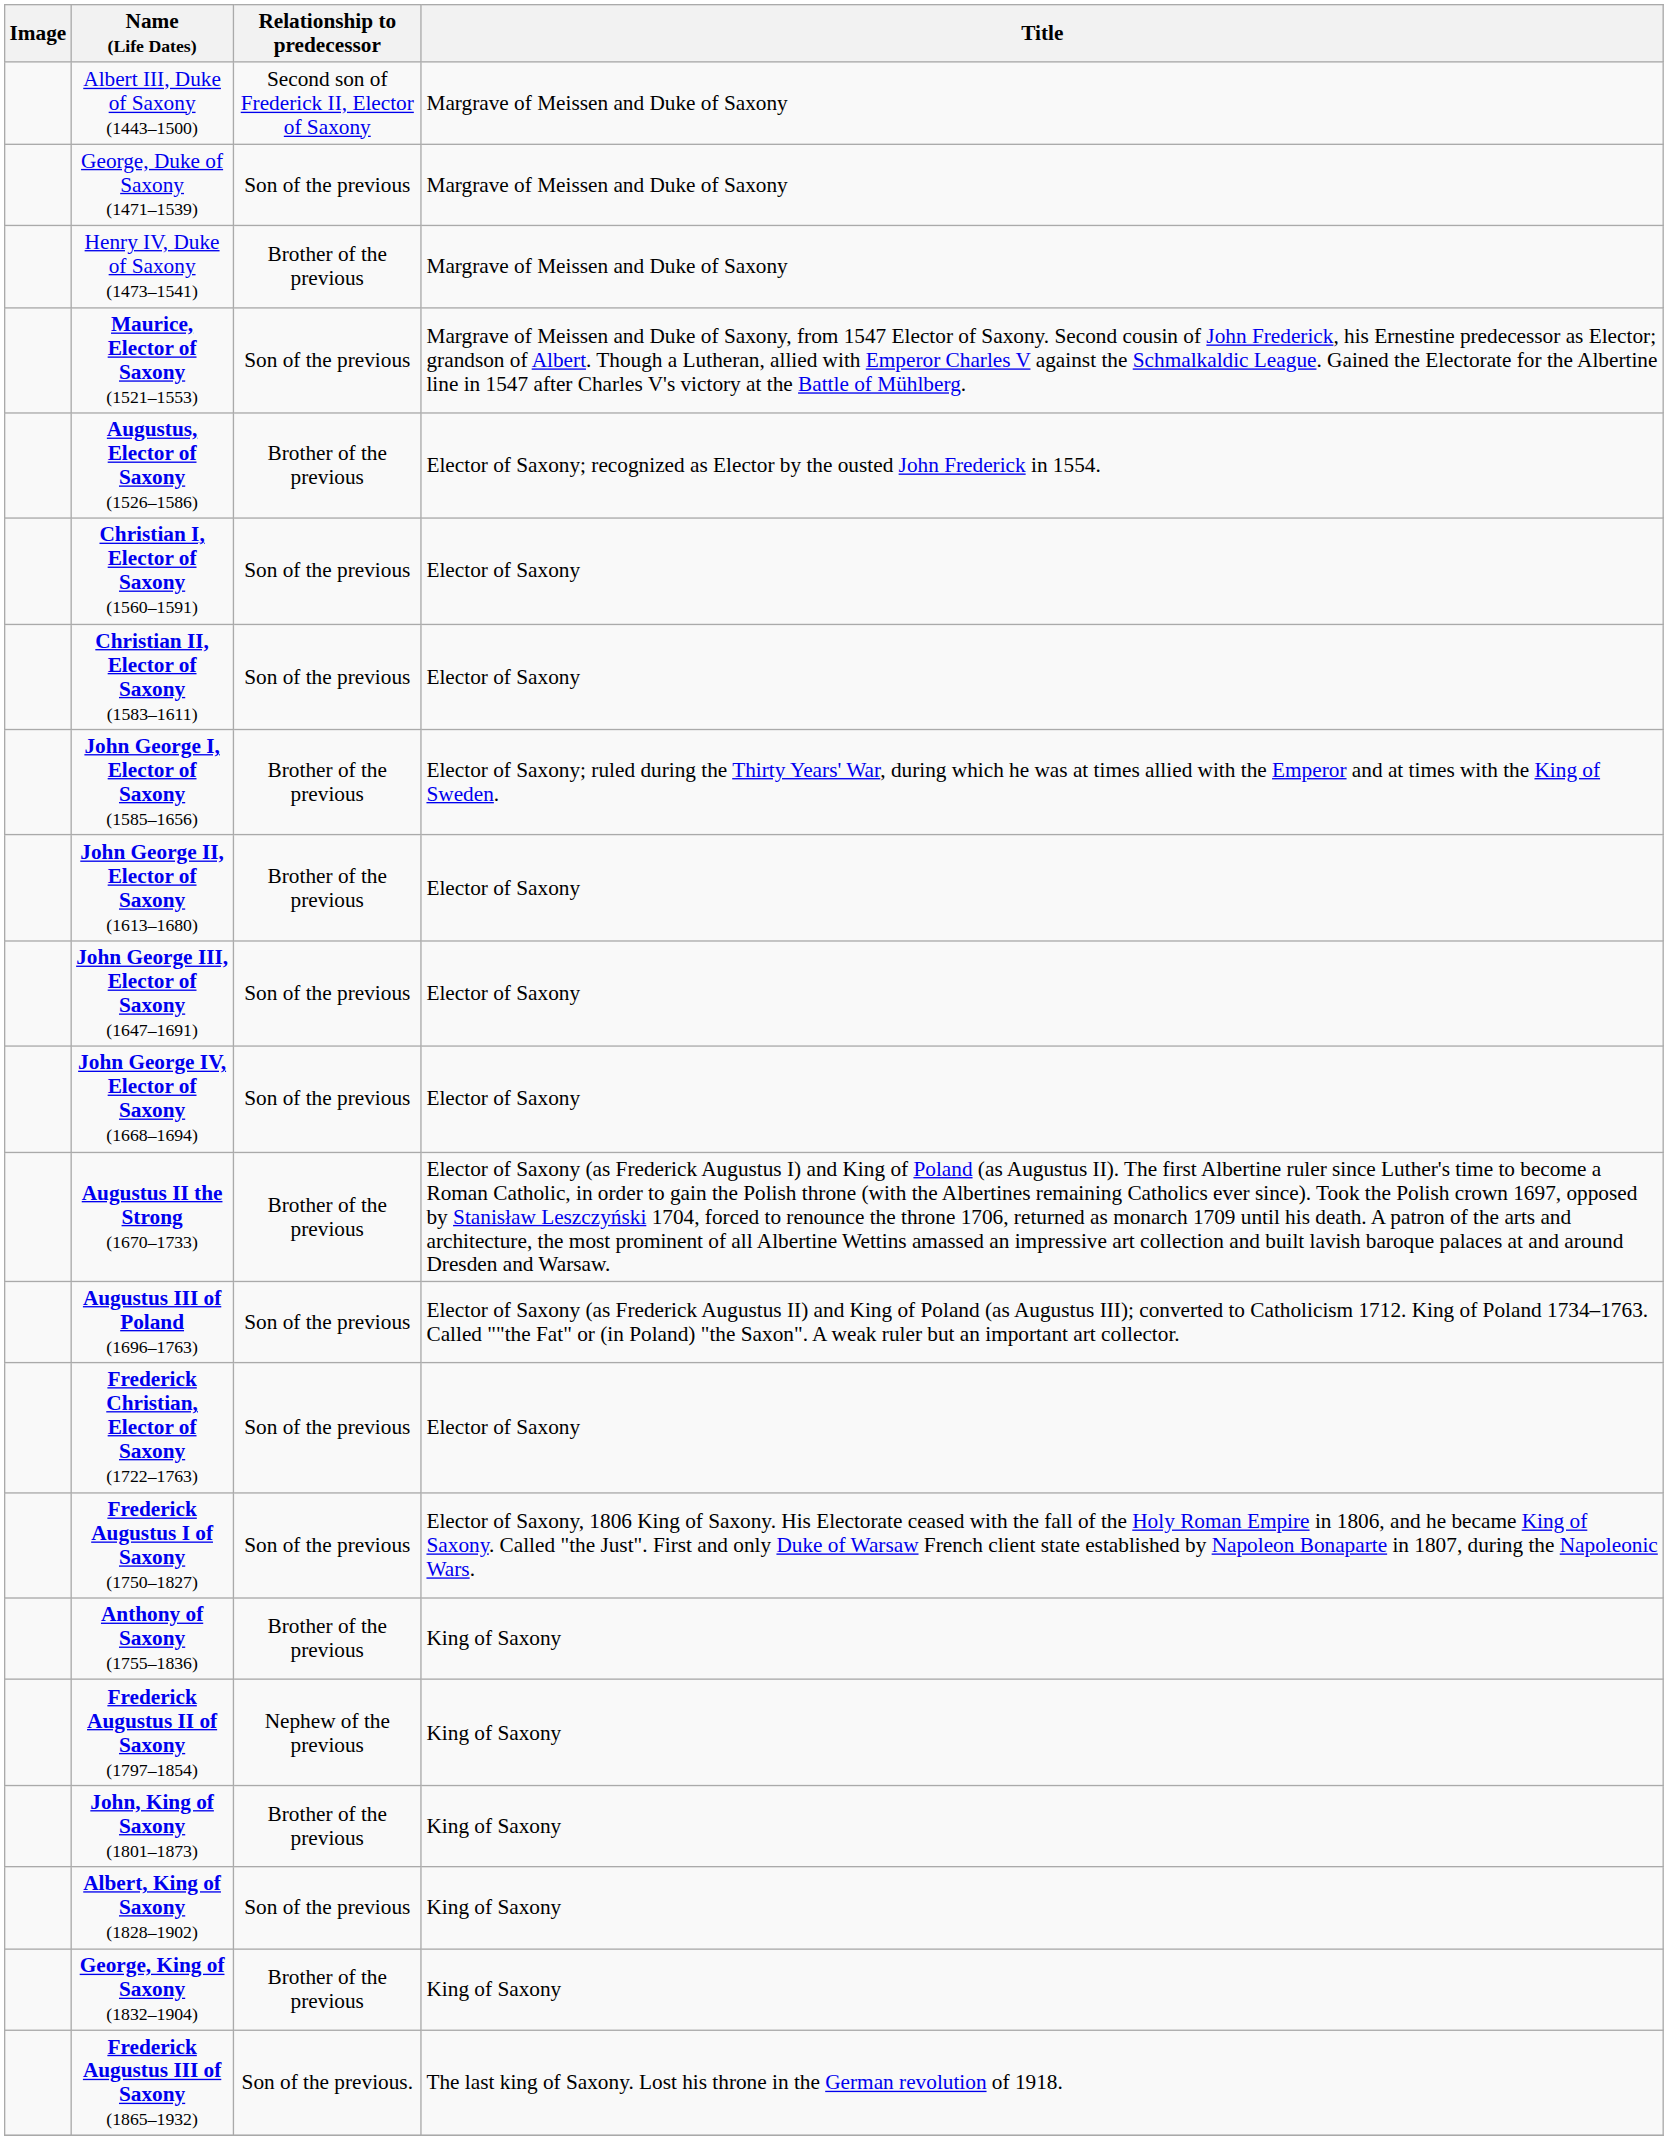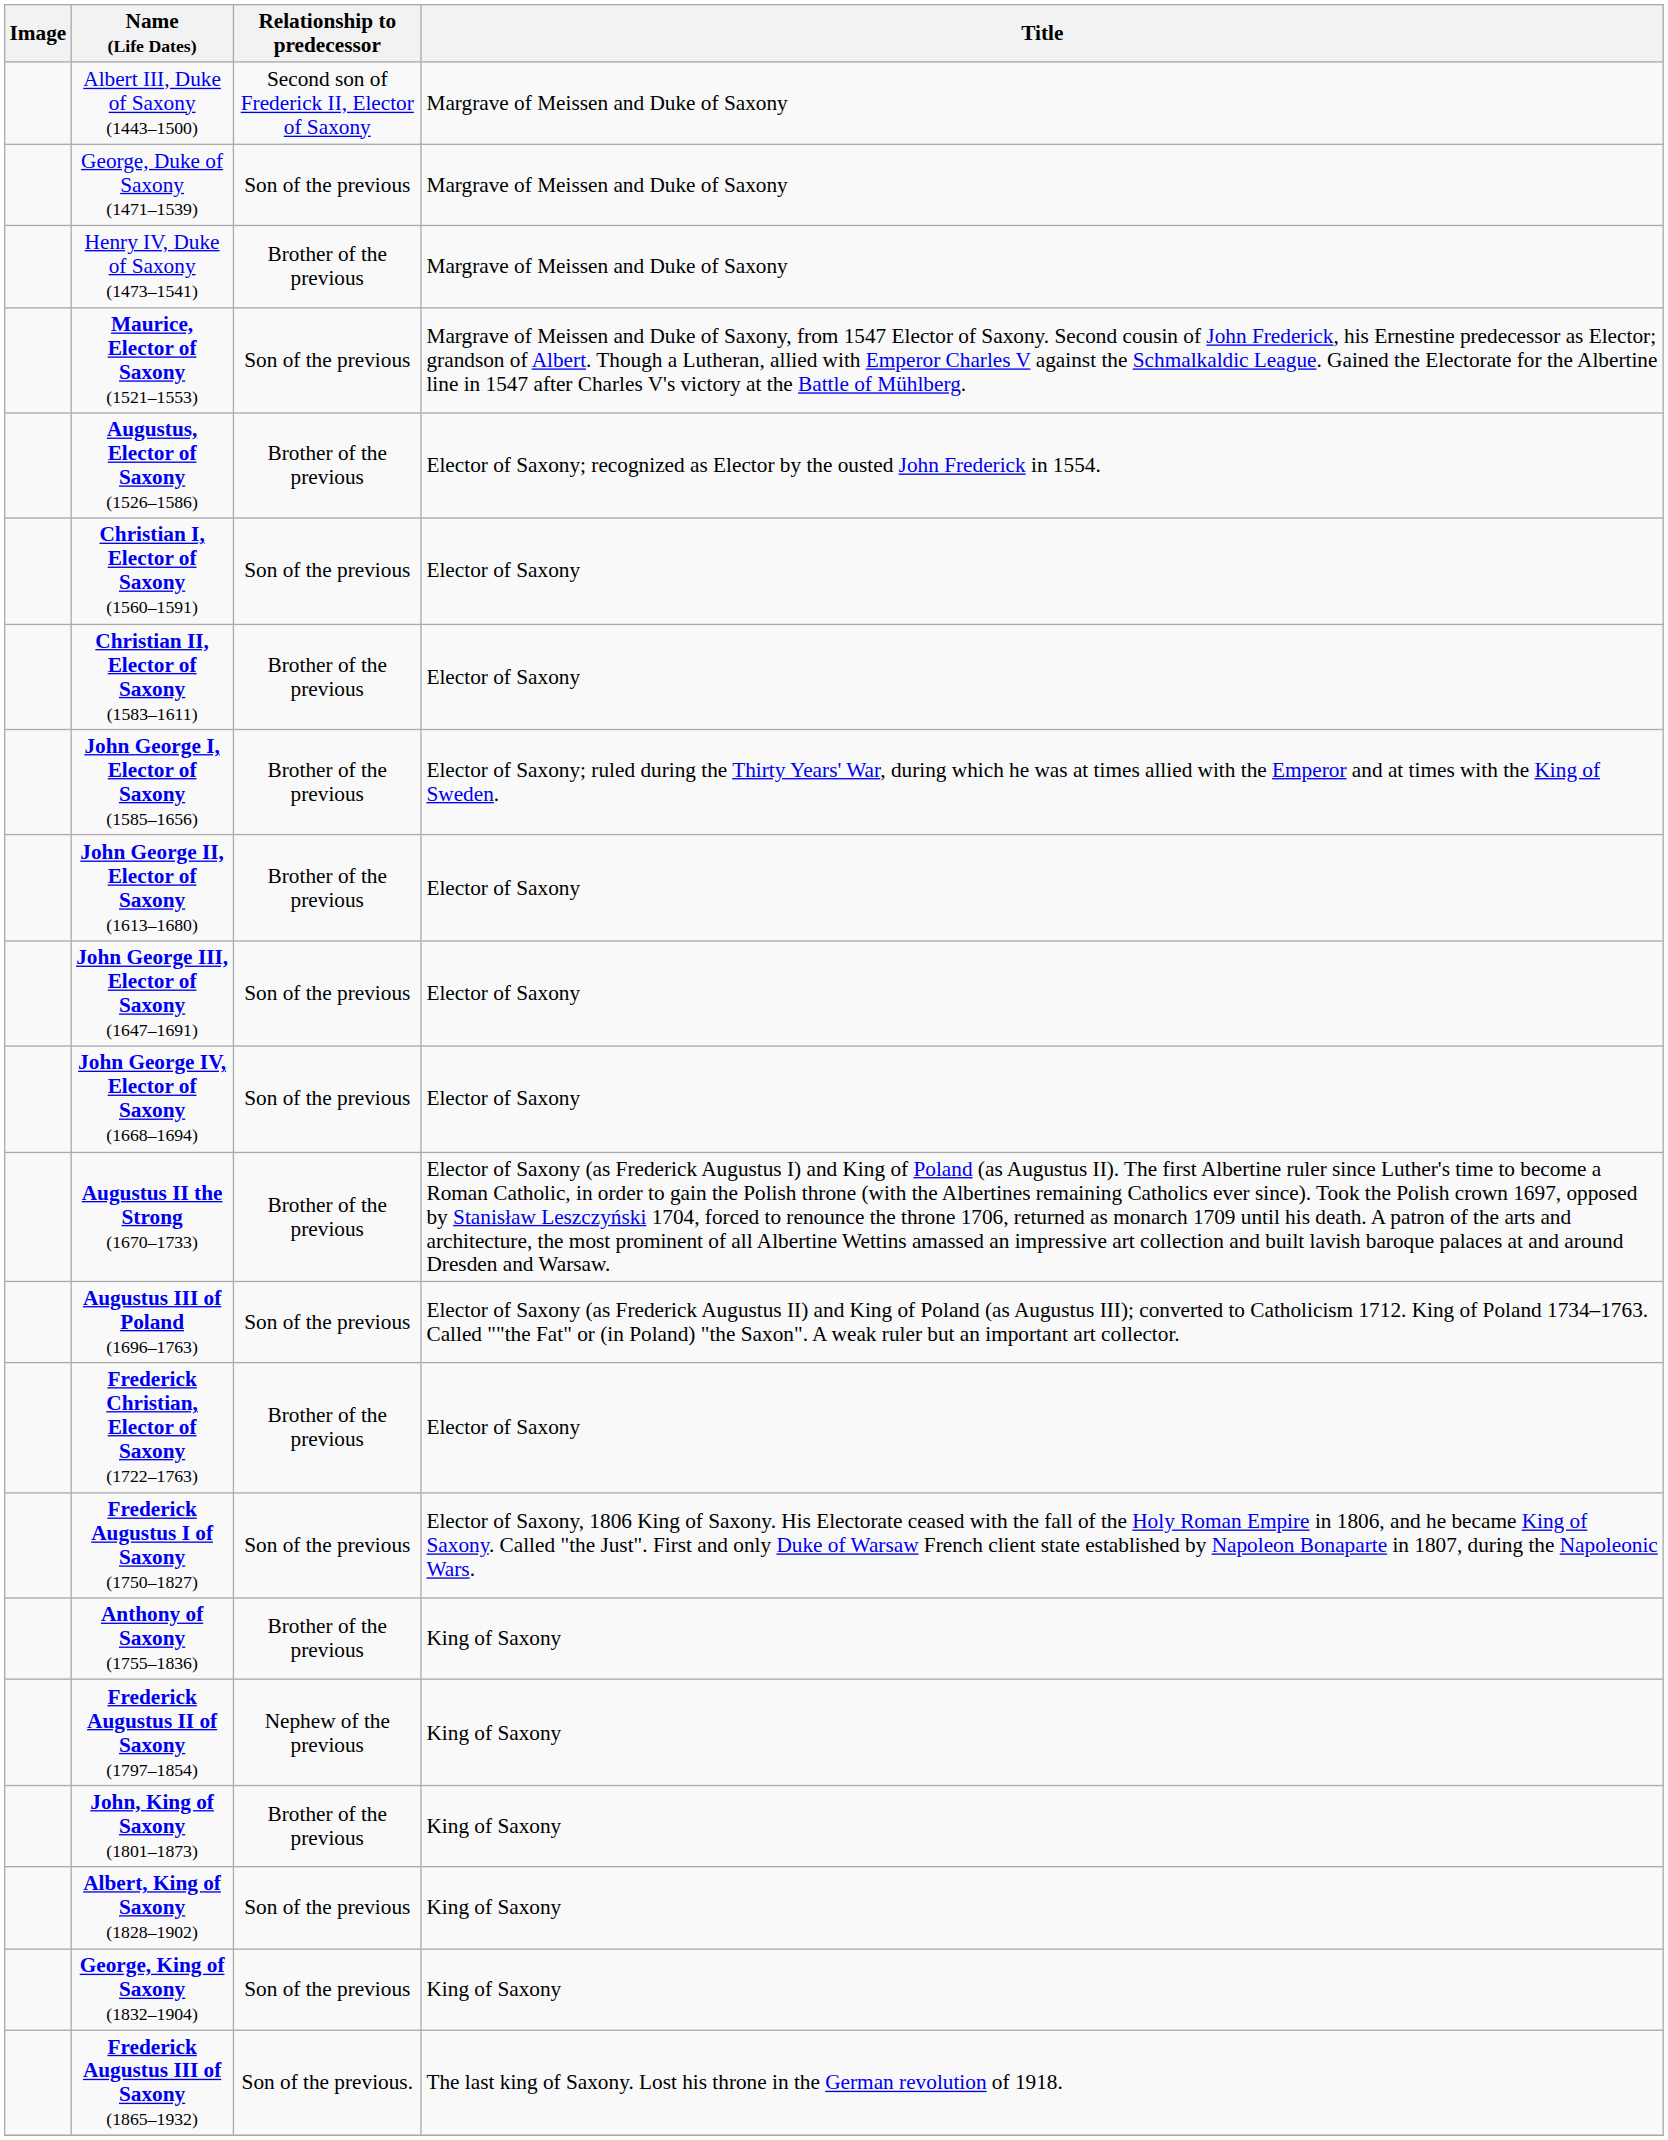(327, 676) Son of the previous -> (327, 676) Brother of the previous
(327, 1427) Son of the previous -> (327, 1427) Brother of the previous
(327, 1989) Brother of the previous -> (327, 1989) Son of the previous
